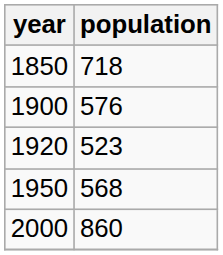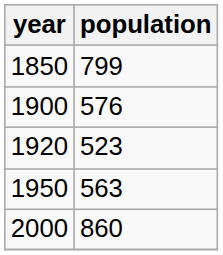(101, 65) 718 -> (101, 65) 799
(101, 188) 568 -> (101, 188) 563
